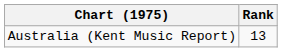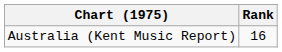(258, 37) 13 -> (258, 37) 16
